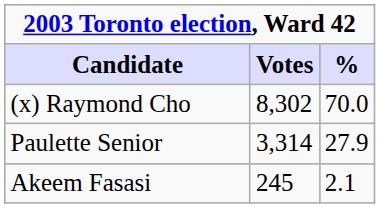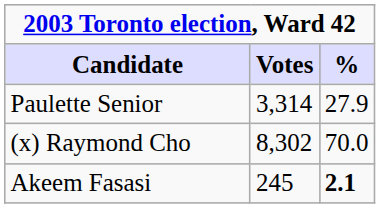rows swapped: (101, 103) <-> (86, 143)
(340, 182) normal -> (340, 182) bold
